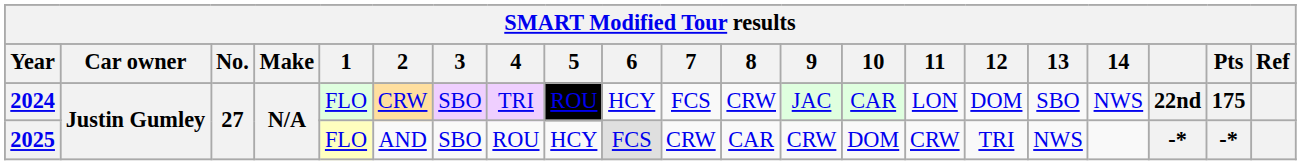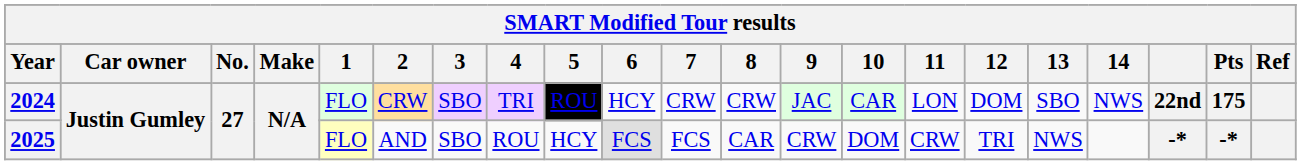(691, 101) FCS -> (691, 101) CRW
(691, 139) CRW -> (691, 139) FCS
